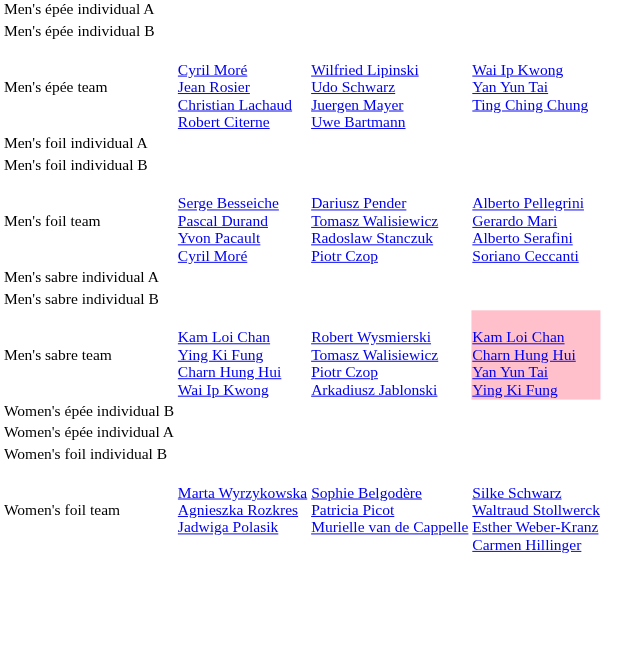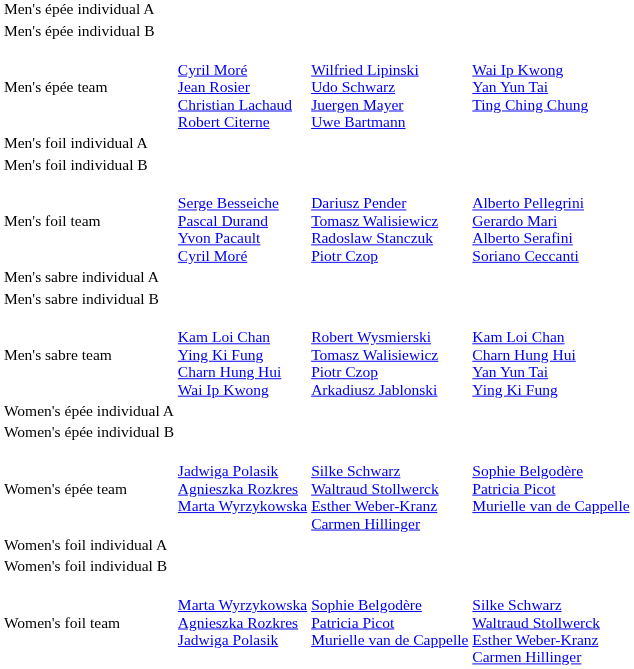(524, 363) pink background -> (524, 363) no background
rows swapped: (89, 432) <-> (89, 411)
+ row: (65, 488)
+ row: (86, 545)
